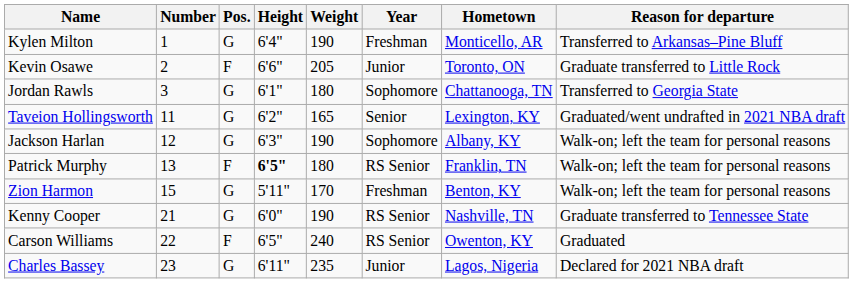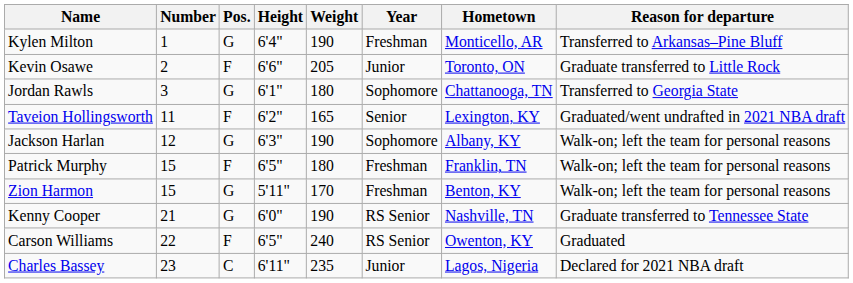(229, 116) G -> (227, 116) F
(168, 166) 13 -> (168, 166) 15
(272, 166) bold -> (270, 166) normal
(397, 166) RS Senior -> (396, 166) Freshman
(229, 265) G -> (228, 265) C
